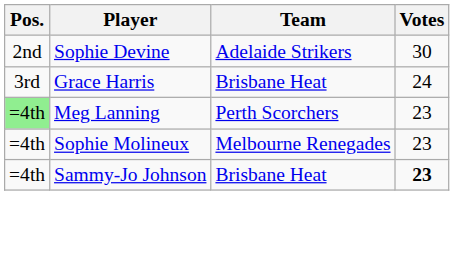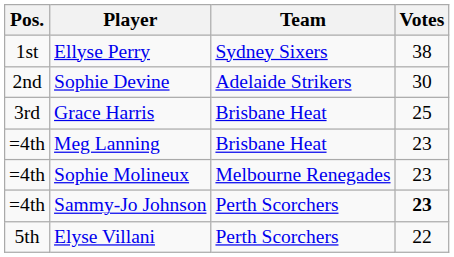+ row: (102, 50)
(422, 81) 24 -> (422, 112) 25
(27, 112) lightgreen background -> (27, 143) no background
(277, 112) Perth Scorchers -> (271, 143) Brisbane Heat
(271, 174) Brisbane Heat -> (277, 205) Perth Scorchers
+ row: (105, 236)
